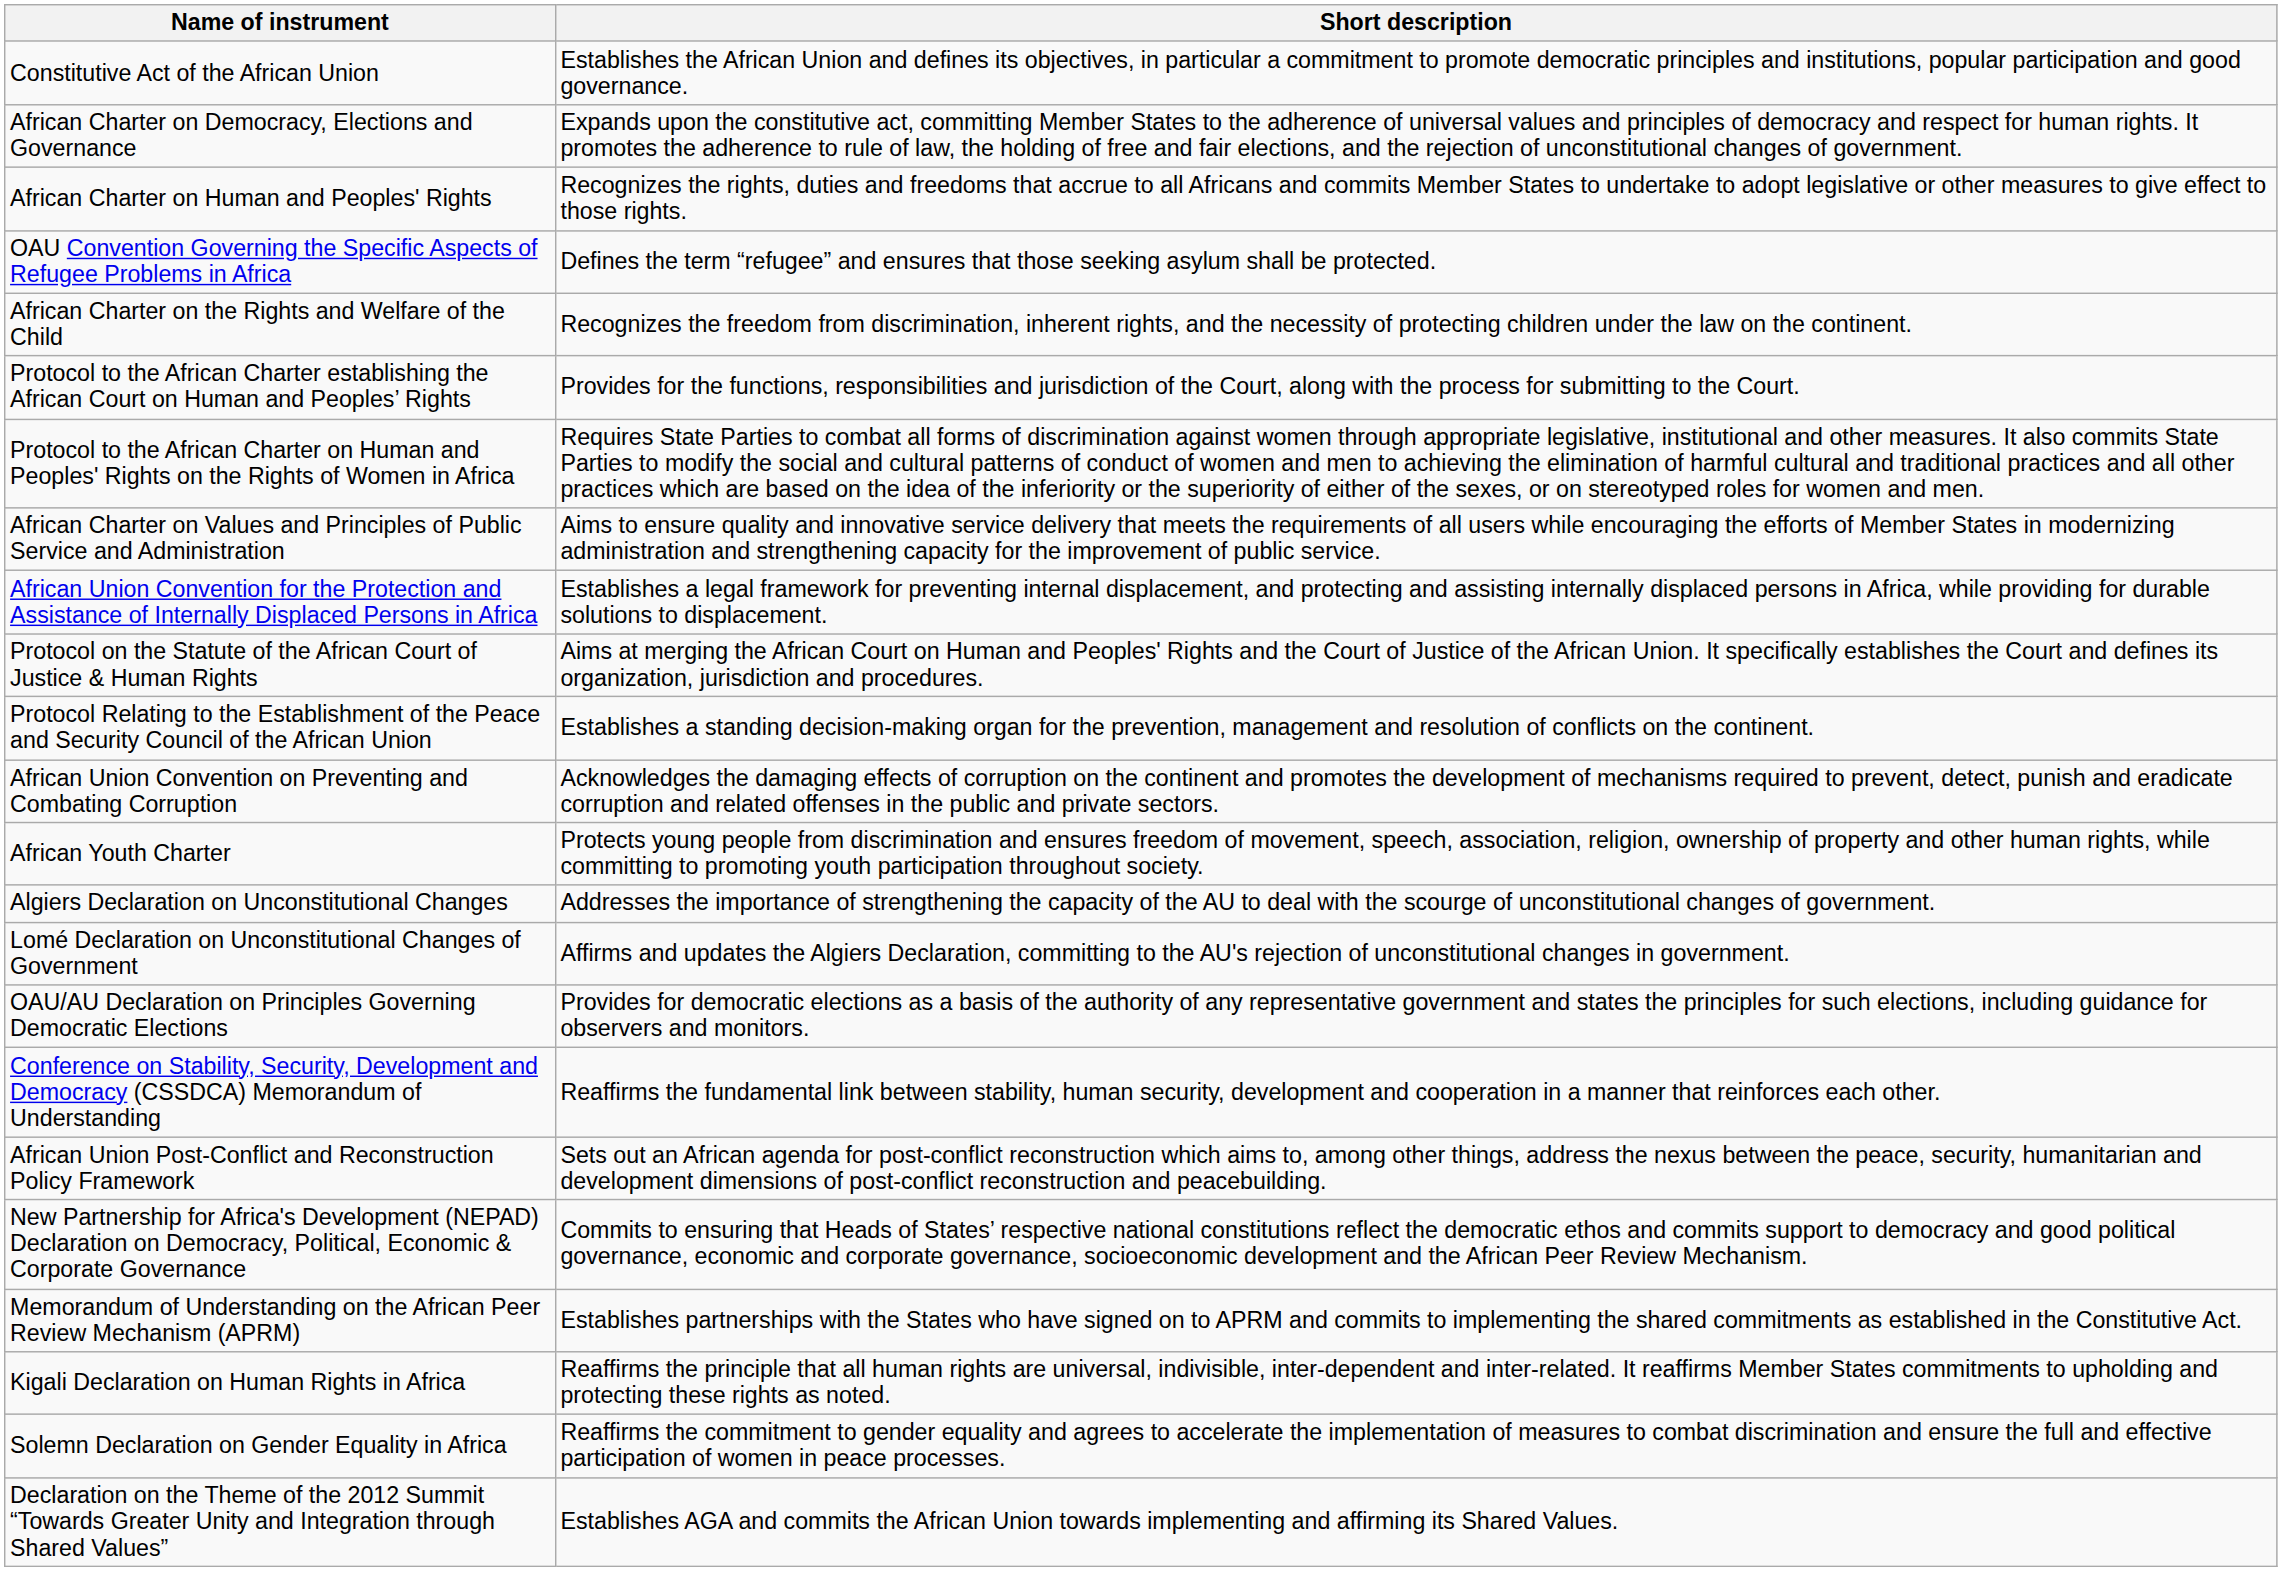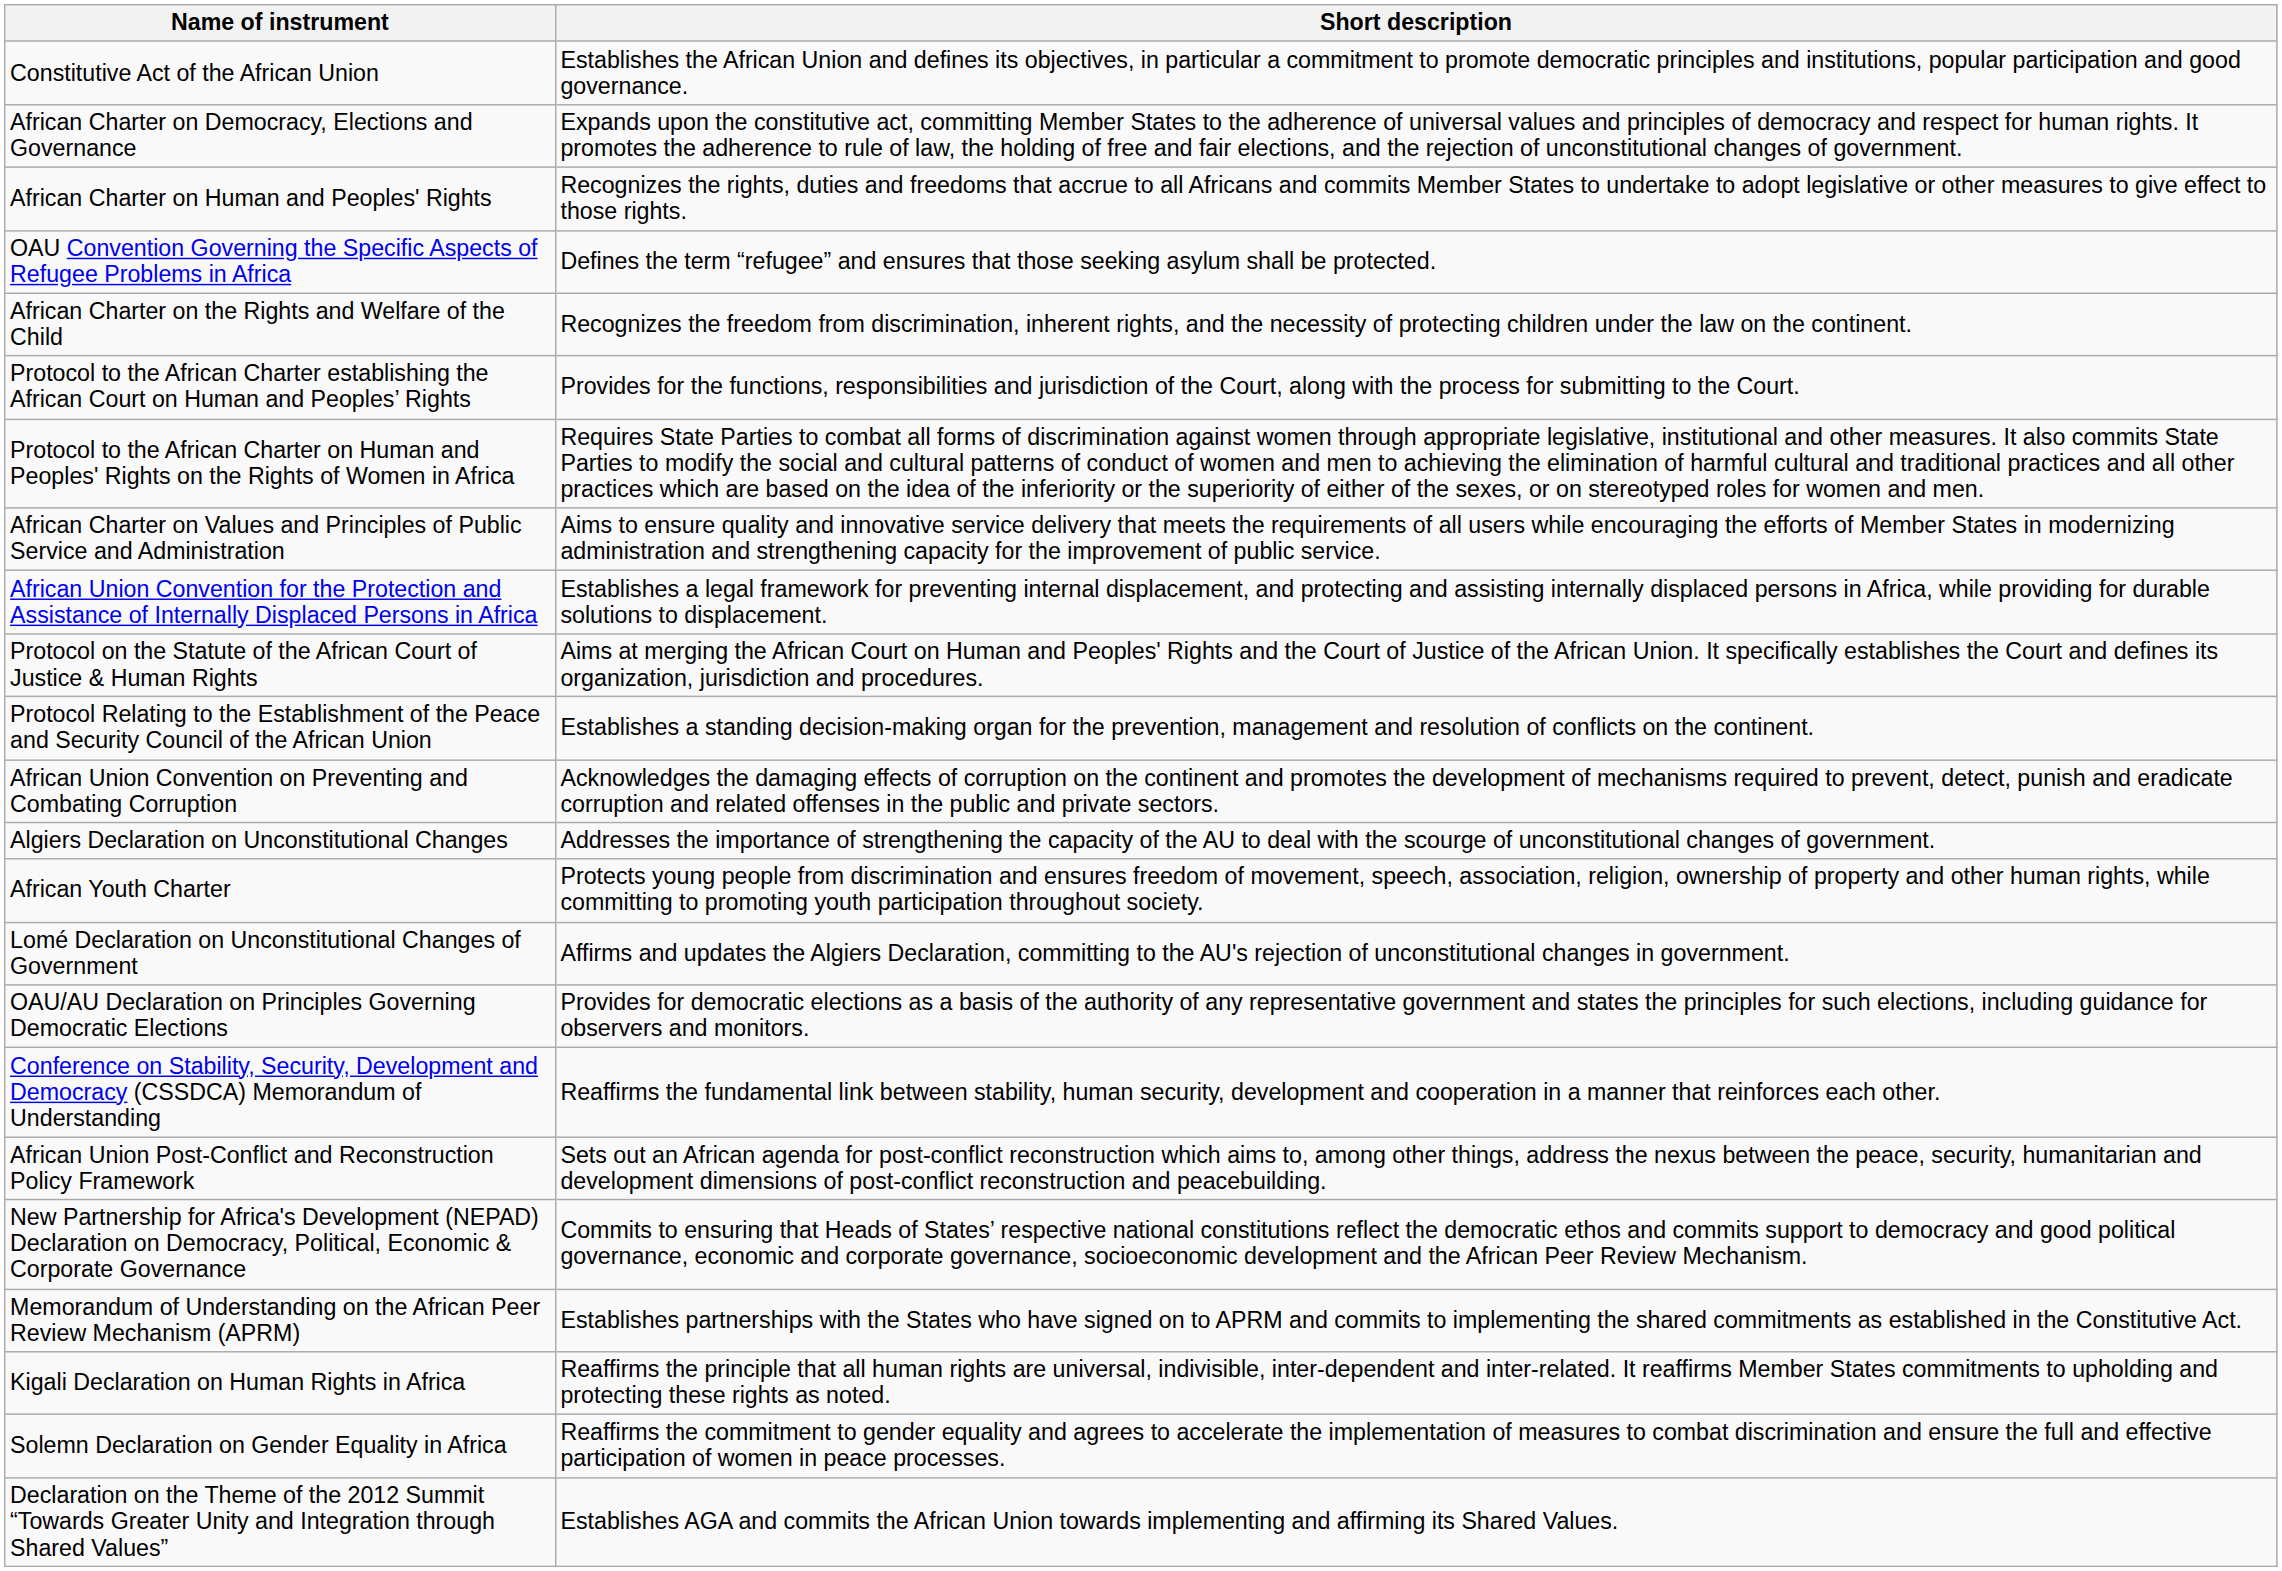rows swapped: (120, 853) <-> (259, 903)
